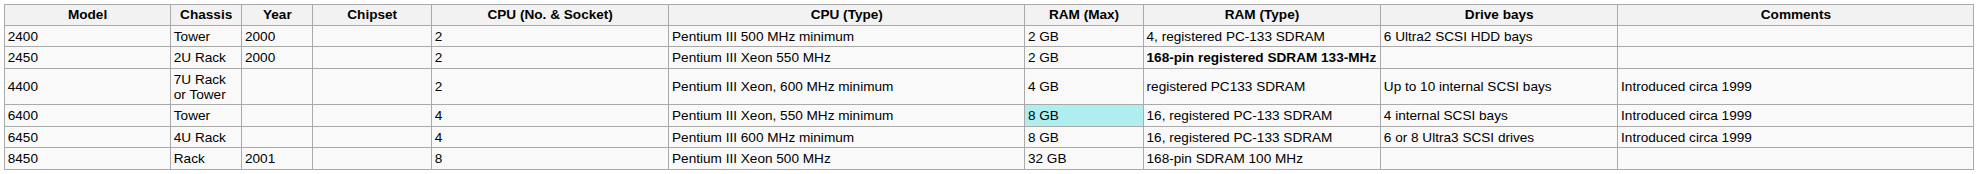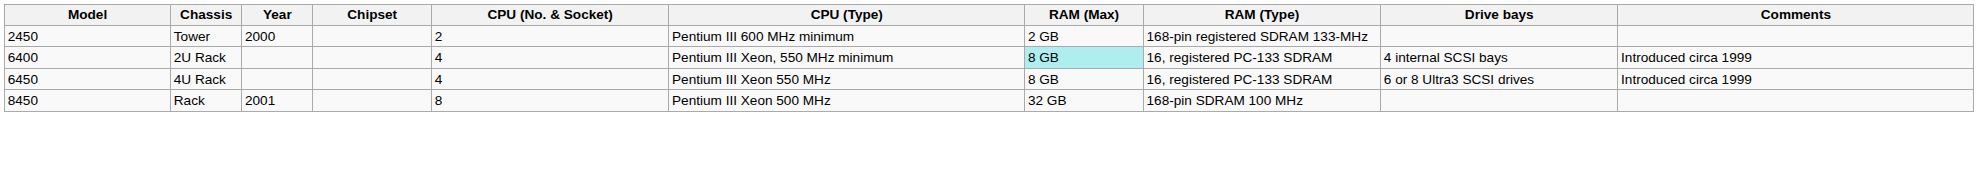- row: (23, 36)
(200, 58) 2U Rack -> (192, 36) Tower
(751, 58) Pentium III Xeon 550 MHz -> (763, 36) Pentium III 600 MHz minimum
(1261, 58) bold -> (1257, 36) normal
- row: (23, 87)
(192, 116) Tower -> (200, 58) 2U Rack
(763, 137) Pentium III 600 MHz minimum -> (751, 79) Pentium III Xeon 550 MHz
